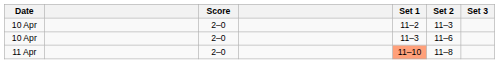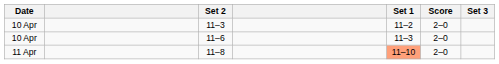columns swapped: (218, 12) <-> (444, 12)
